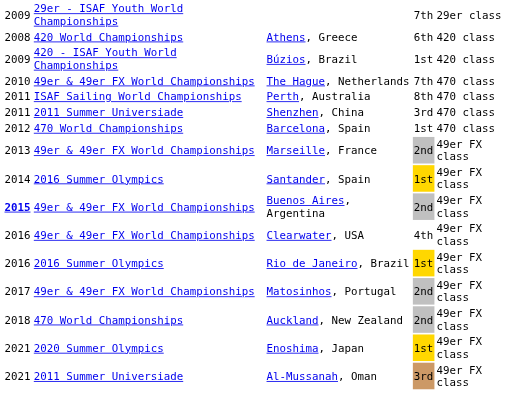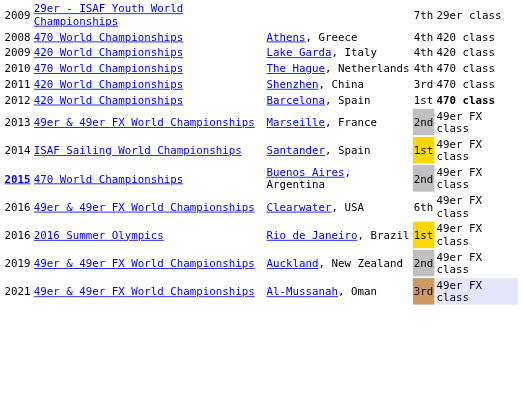(109, 37) 420 World Championships -> (109, 37) 470 World Championships
(424, 37) 6th -> (424, 37) 4th
+ row: (322, 53)
- row: (312, 59)
(144, 81) 49er & 49er FX World Championships -> (109, 68) 470 World Championships
(424, 81) 7th -> (424, 68) 4th
- row: (319, 97)
(109, 112) 2011 Summer Universiade -> (109, 84) 420 World Championships
(109, 128) 470 World Championships -> (109, 100) 420 World Championships
(466, 128) normal -> (466, 100) bold
(99, 178) 2016 Summer Olympics -> (138, 150) ISAF Sailing World Championships
(144, 207) 49er & 49er FX World Championships -> (109, 178) 470 World Championships
(424, 235) 4th -> (424, 207) 6th
- row: (332, 291)
(17, 320) 2018 -> (17, 263) 2019
(109, 320) 470 World Championships -> (144, 263) 49er & 49er FX World Championships
- row: (315, 348)
(109, 376) 2011 Summer Universiade -> (144, 291) 49er & 49er FX World Championships
(459, 376) no background -> (459, 291) lavender background
